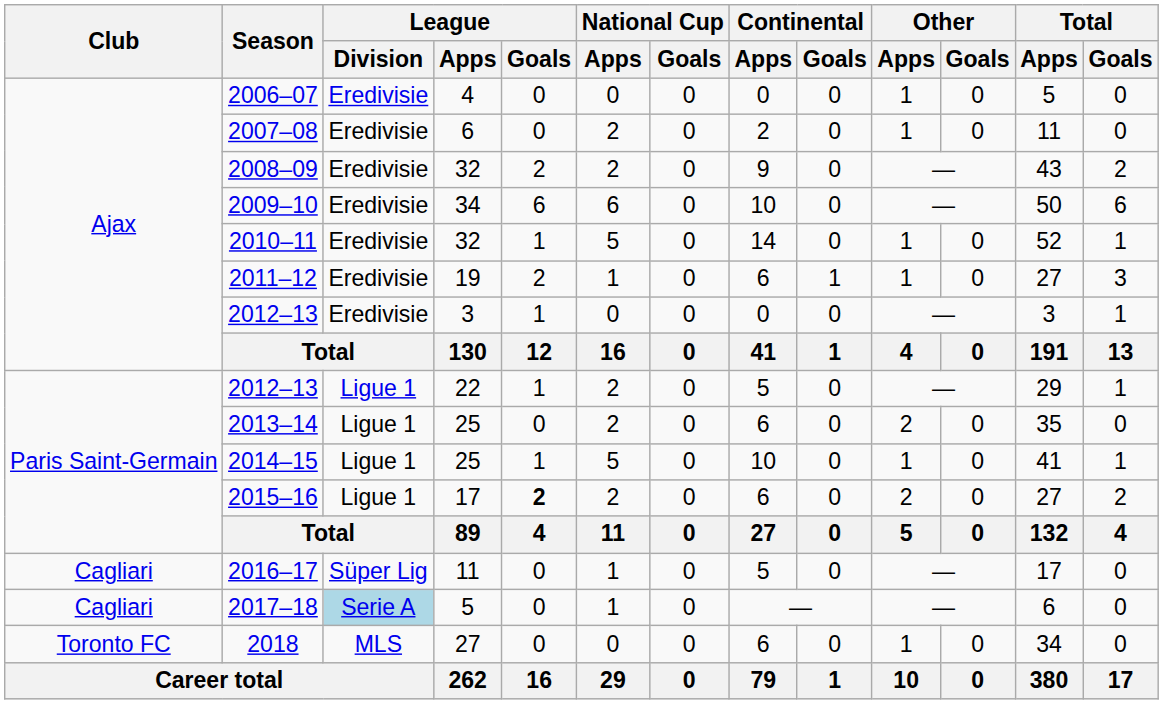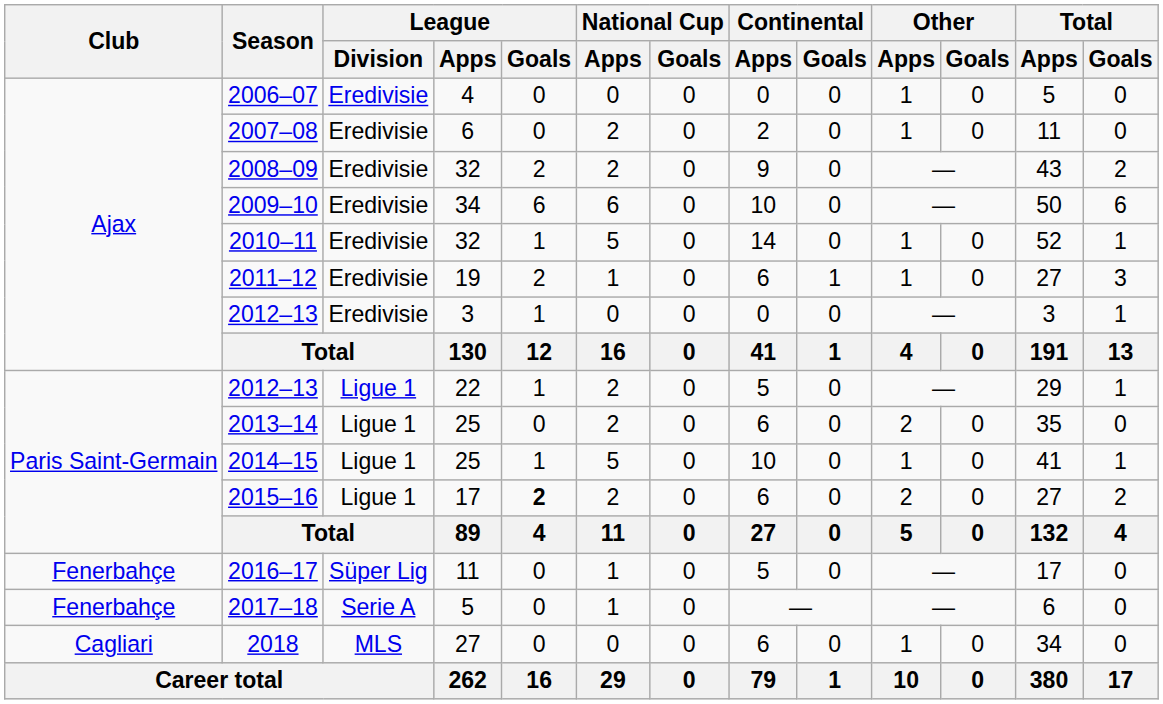(114, 570) Cagliari -> (114, 570) Fenerbahçe
(114, 607) Cagliari -> (114, 607) Fenerbahçe
(378, 607) lightblue background -> (378, 607) no background
(114, 643) Toronto FC -> (114, 643) Cagliari
